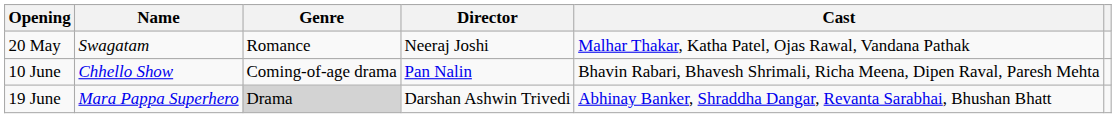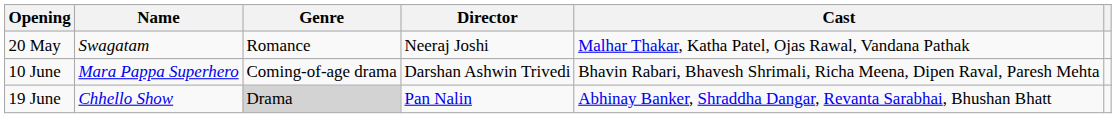(126, 71) Chhello Show -> (159, 71) Mara Pappa Superhero
(438, 71) Pan Nalin -> (487, 71) Darshan Ashwin Trivedi
(159, 98) Mara Pappa Superhero -> (126, 98) Chhello Show
(487, 98) Darshan Ashwin Trivedi -> (438, 98) Pan Nalin
